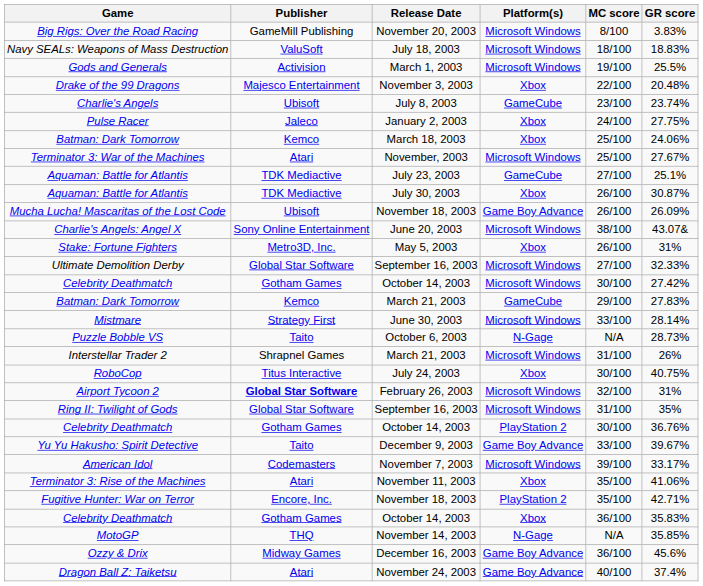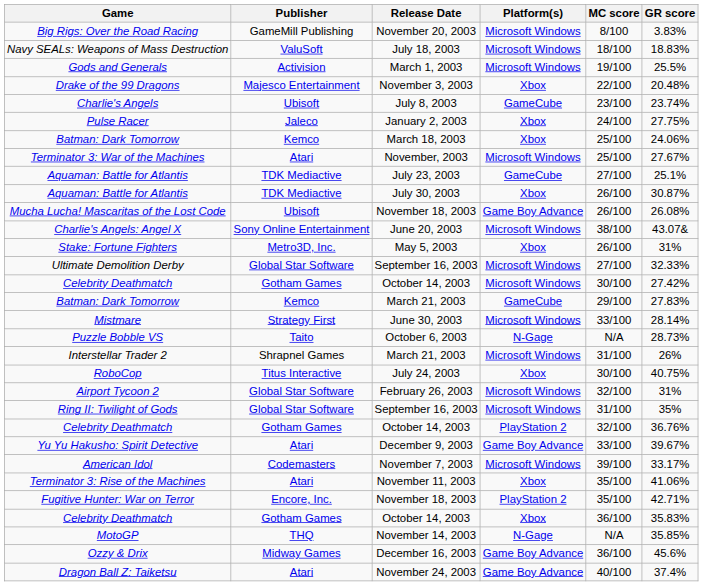(670, 211) 26.09% -> (670, 211) 26.08%
(302, 391) bold -> (302, 391) normal
(614, 427) 30/100 -> (614, 427) 32/100
(301, 445) Taito -> (302, 445) Atari
